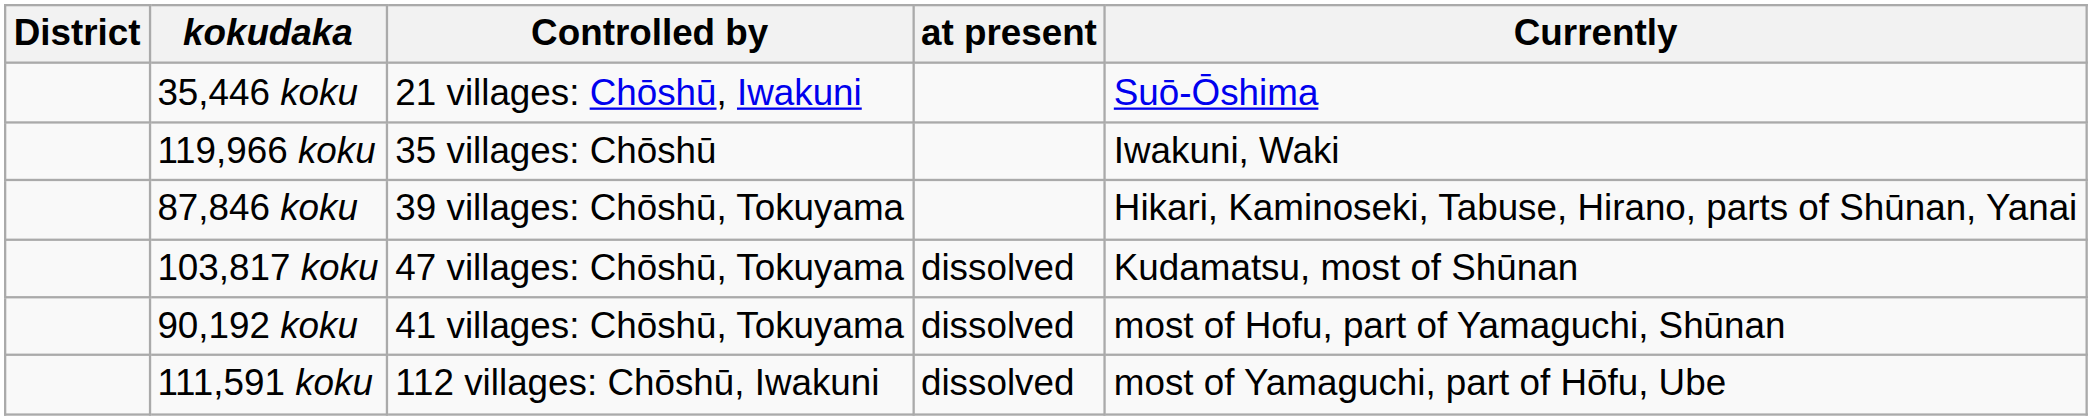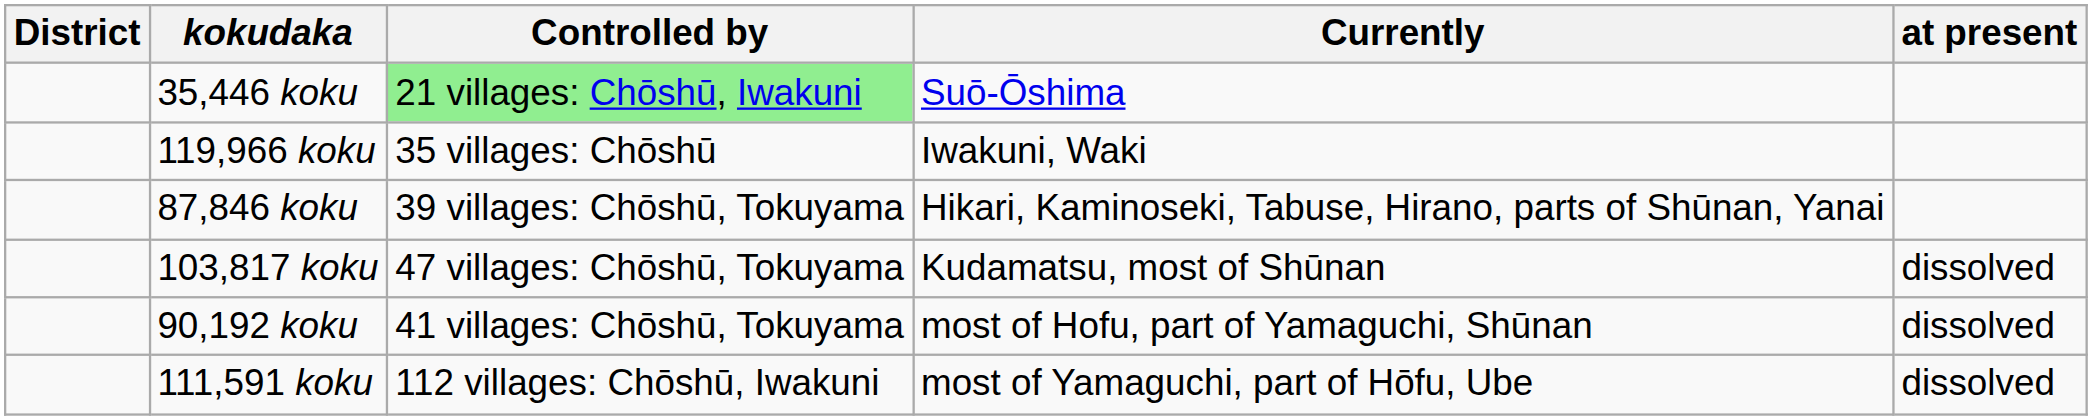columns swapped: (1009, 33) <-> (1596, 33)
(629, 92) no background -> (629, 92) lightgreen background
